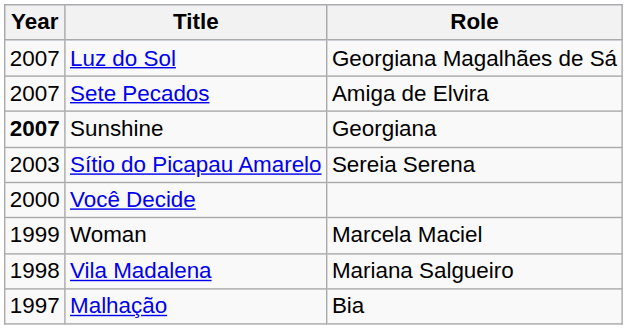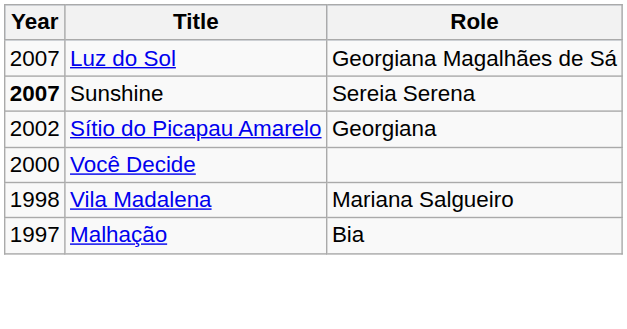- row: (140, 93)
(384, 128) Georgiana -> (403, 93) Sereia Serena
(35, 164) 2003 -> (35, 128) 2002
(403, 164) Sereia Serena -> (384, 128) Georgiana
- row: (108, 235)
